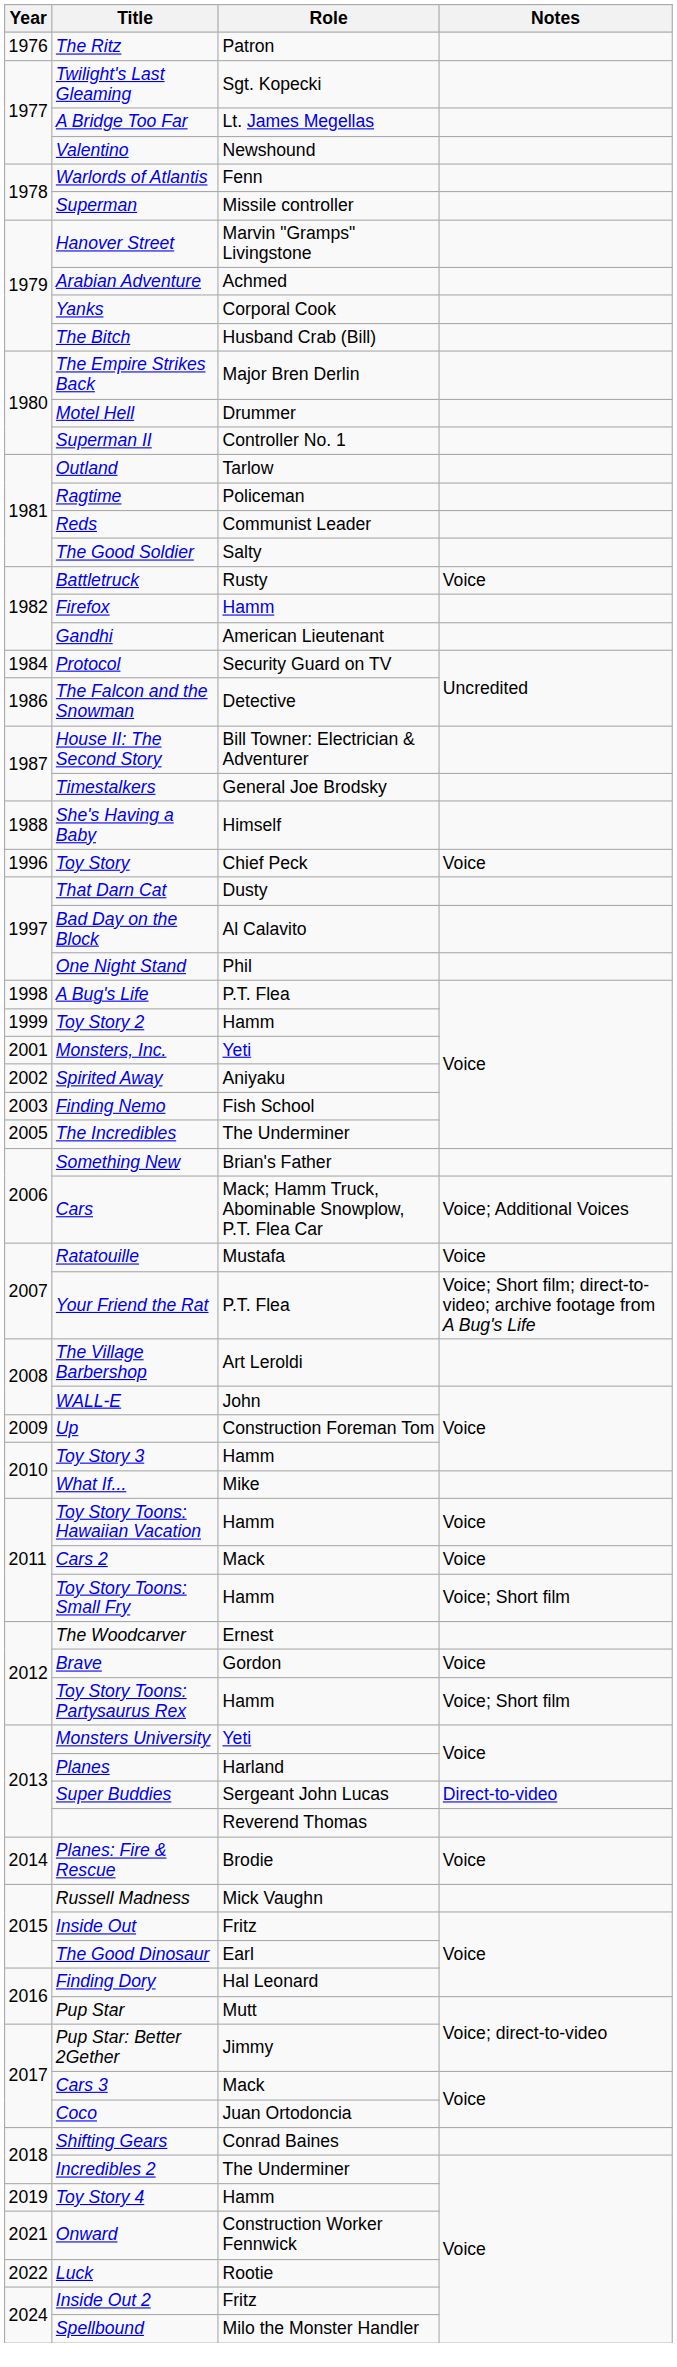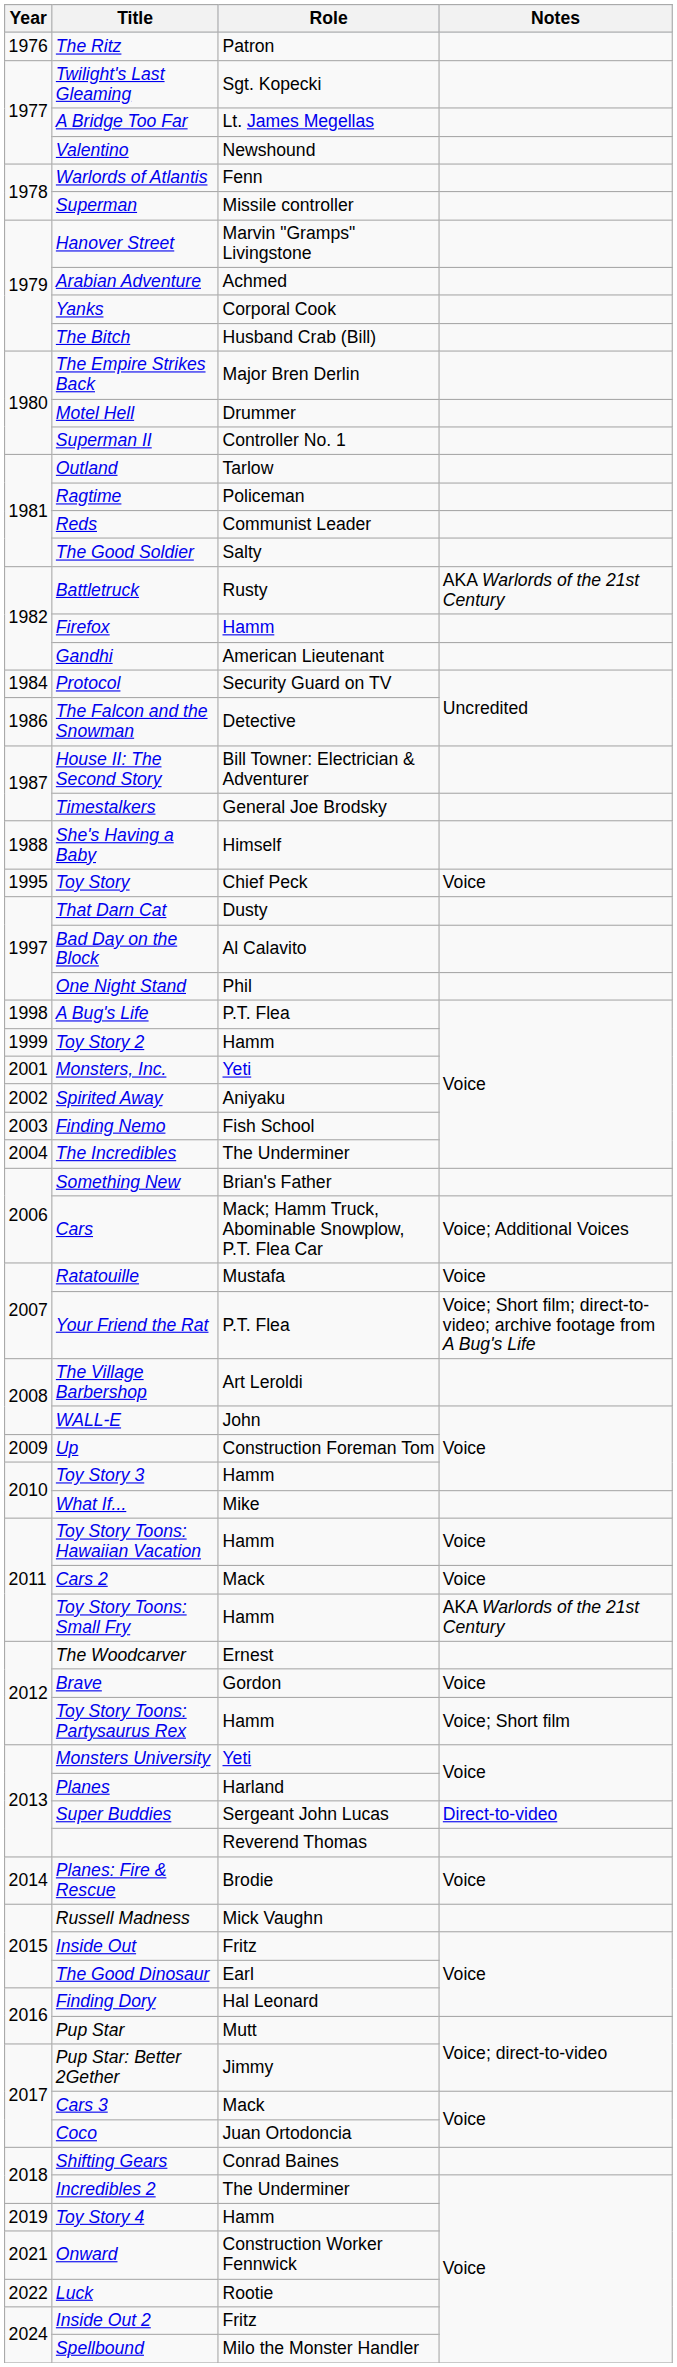(464, 580) Voice -> (541, 590) AKA Warlords of the 21st Century
(28, 862) 1996 -> (28, 882) 1995
(28, 1133) 2005 -> (28, 1153) 2004
(506, 1597) Voice; Short film -> (541, 1617) AKA Warlords of the 21st Century
